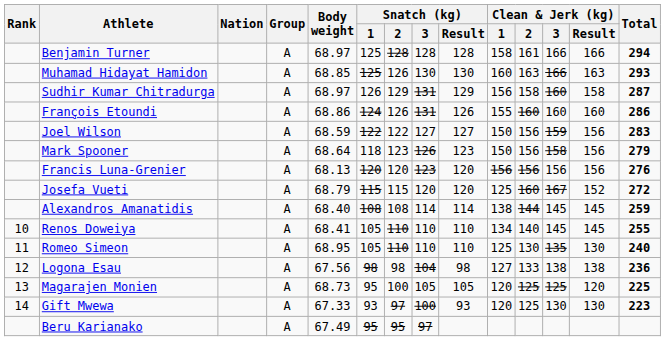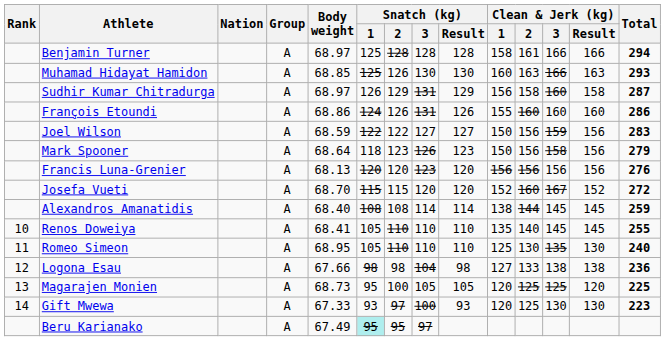(333, 190) 68.79 -> (333, 190) 68.70
(501, 190) 125 -> (501, 190) 152
(501, 229) 134 -> (501, 229) 135
(333, 268) 67.56 -> (333, 268) 67.66
(371, 326) no background -> (371, 326) paleturquoise background
